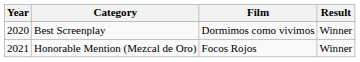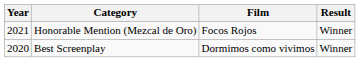rows swapped: (70, 30) <-> (115, 48)
